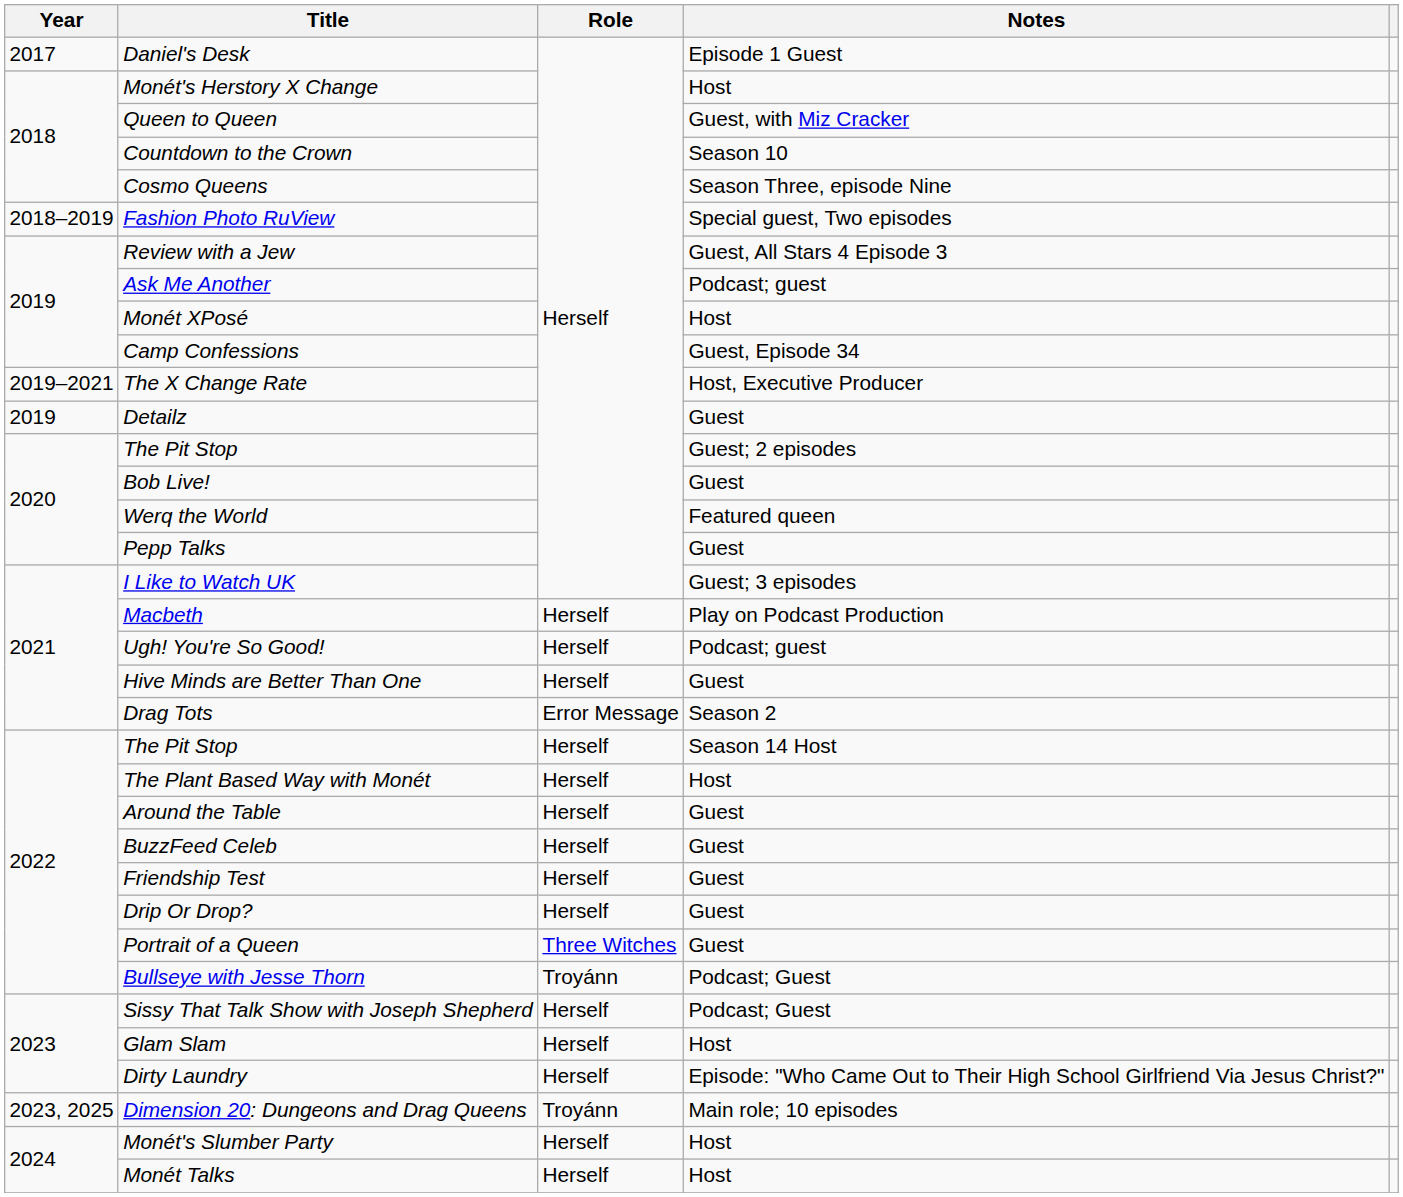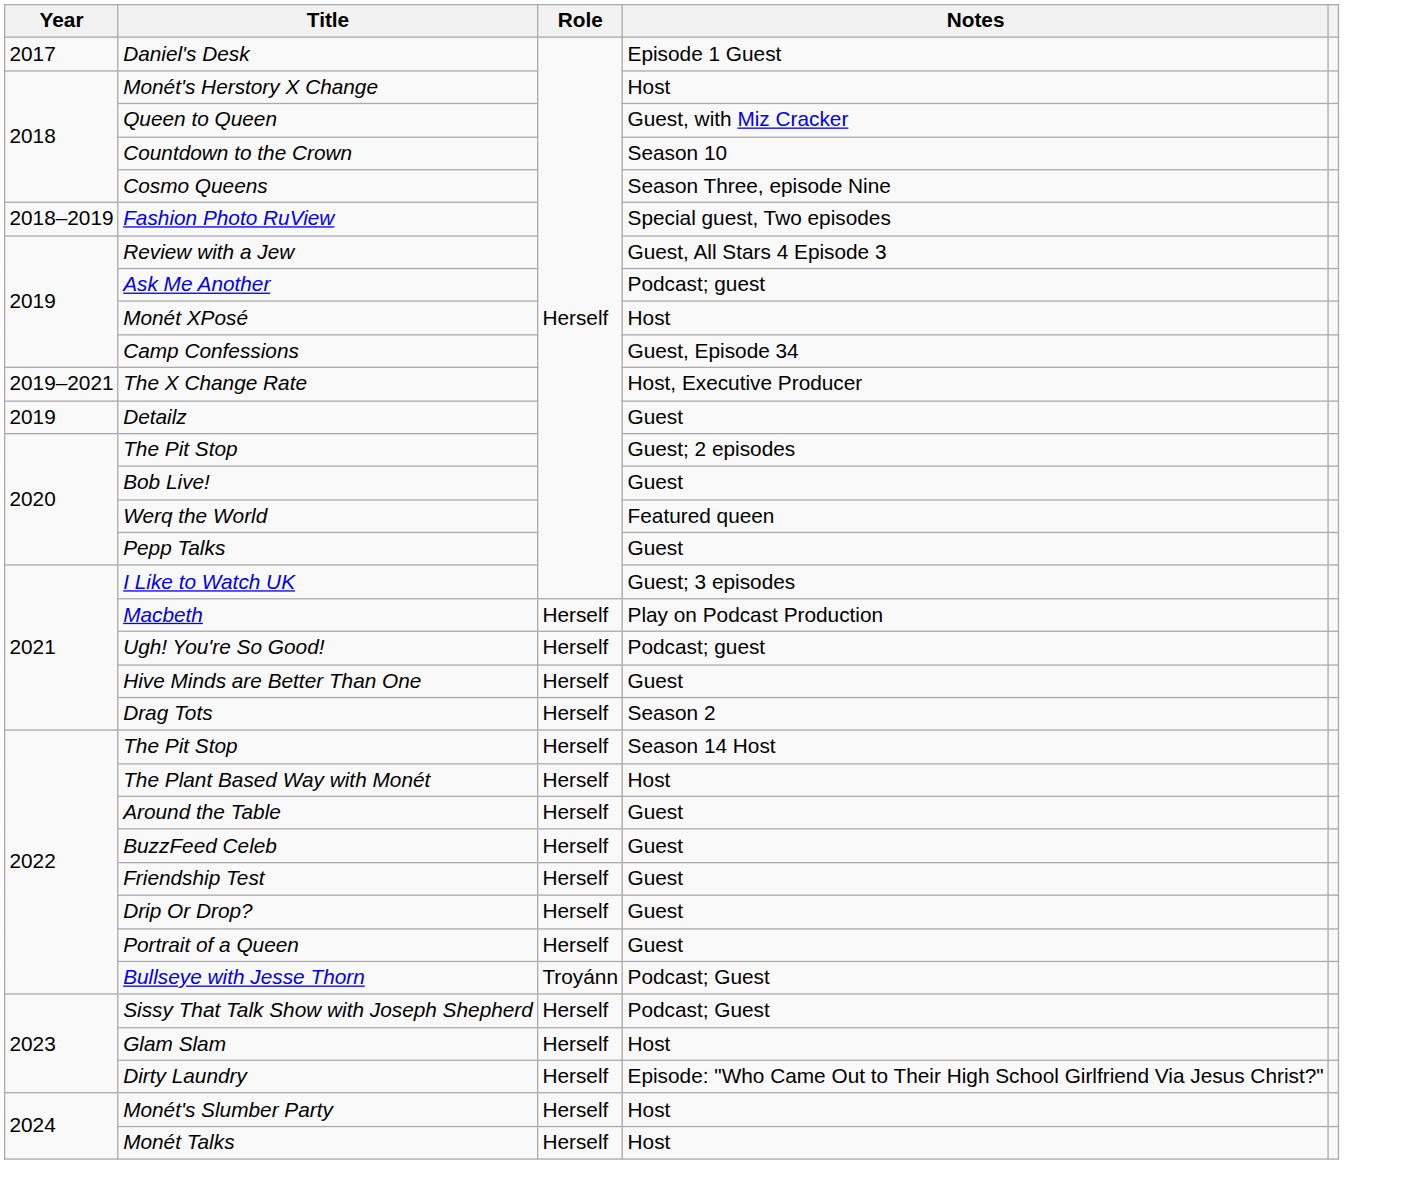(611, 713) Error Message -> (575, 713) Herself
(609, 944) Three Witches -> (575, 944) Herself
- row: (325, 1109)
